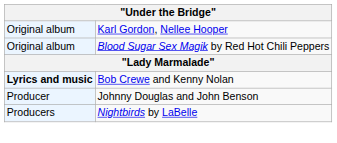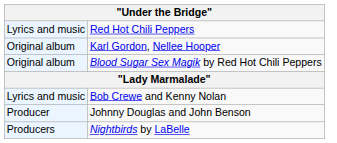+ row: (142, 29)
(50, 79) bold -> (46, 96) normal
